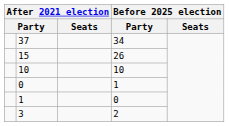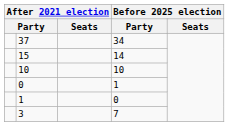(119, 56) 26 -> (119, 56) 14
(116, 114) 2 -> (116, 114) 7
